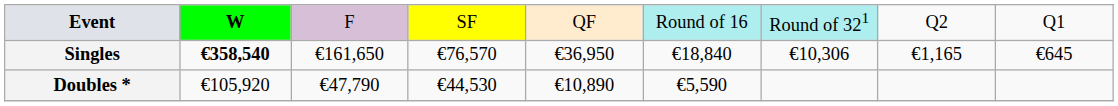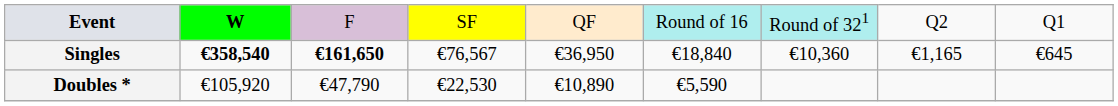(349, 55) normal -> (349, 55) bold
(467, 55) €76,570 -> (467, 55) €76,567
(819, 55) €10,306 -> (819, 55) €10,360
(467, 85) €44,530 -> (467, 85) €22,530
